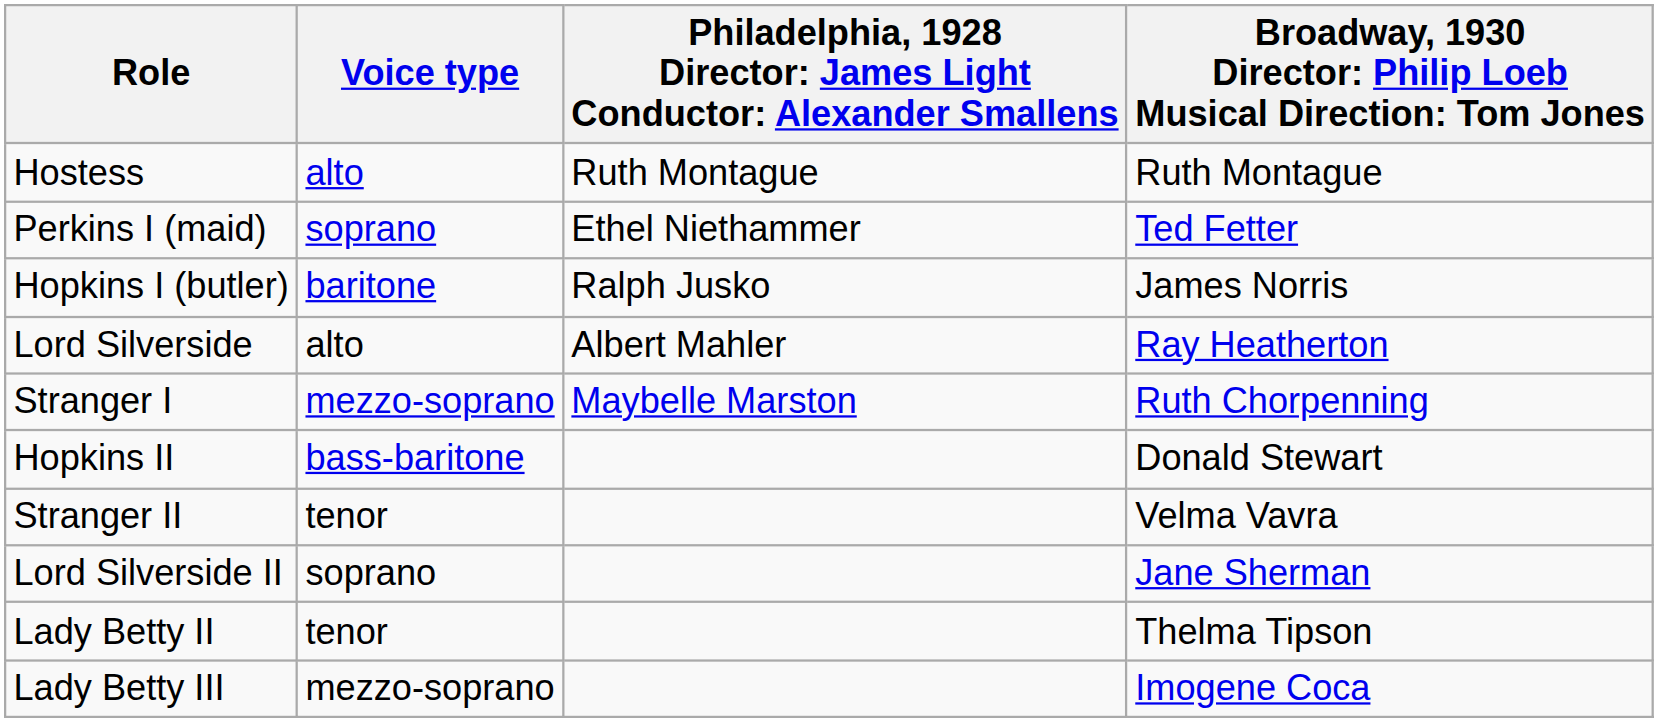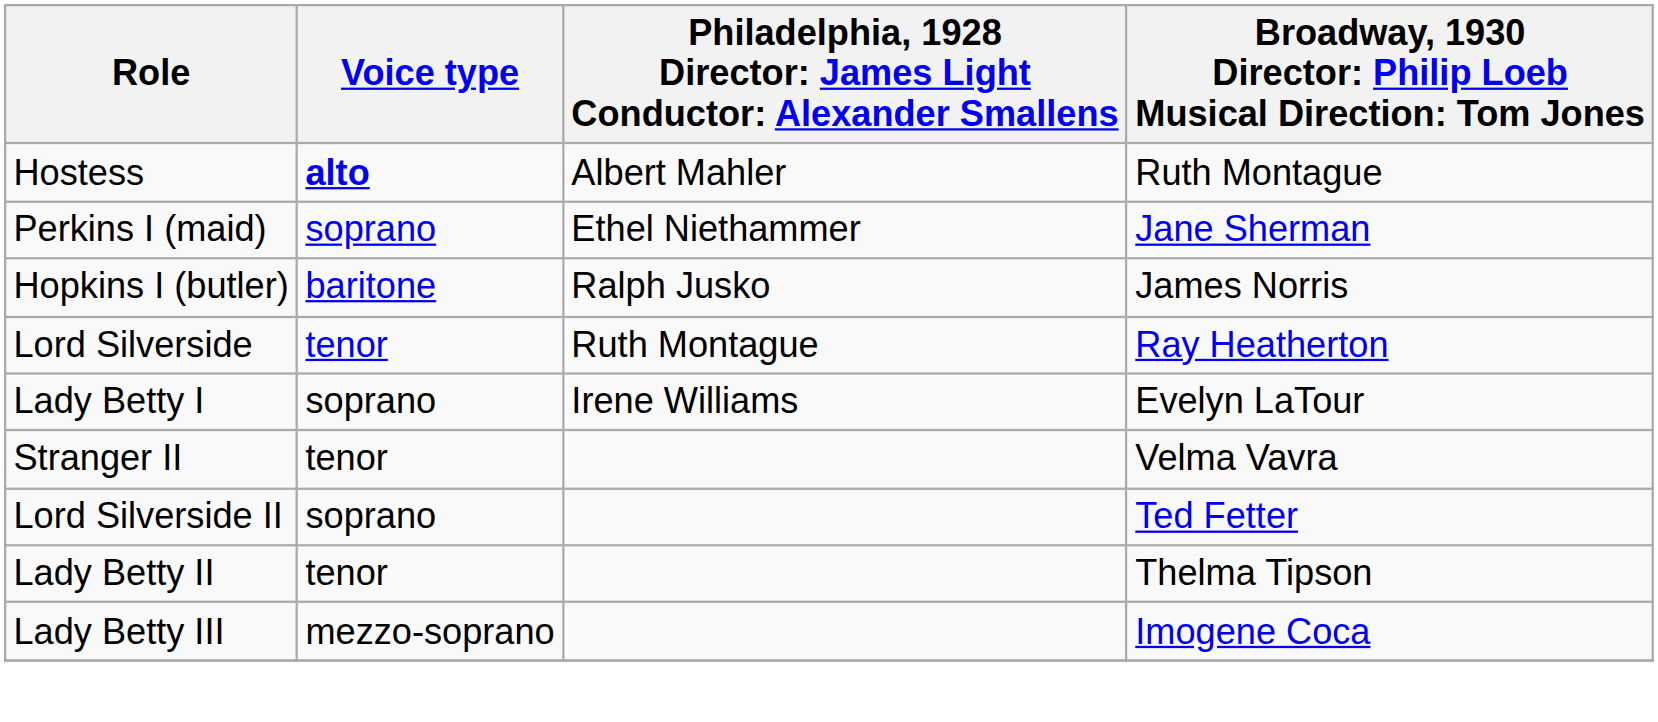(335, 171) normal -> (338, 171) bold
(695, 171) Ruth Montague -> (679, 171) Albert Mahler
(1217, 229) Ted Fetter -> (1253, 229) Jane Sherman
(335, 343) alto -> (347, 343) tenor
(679, 343) Albert Mahler -> (695, 343) Ruth Montague
- row: (93, 401)
+ row: (109, 401)
- row: (94, 458)
(1253, 573) Jane Sherman -> (1217, 515) Ted Fetter
